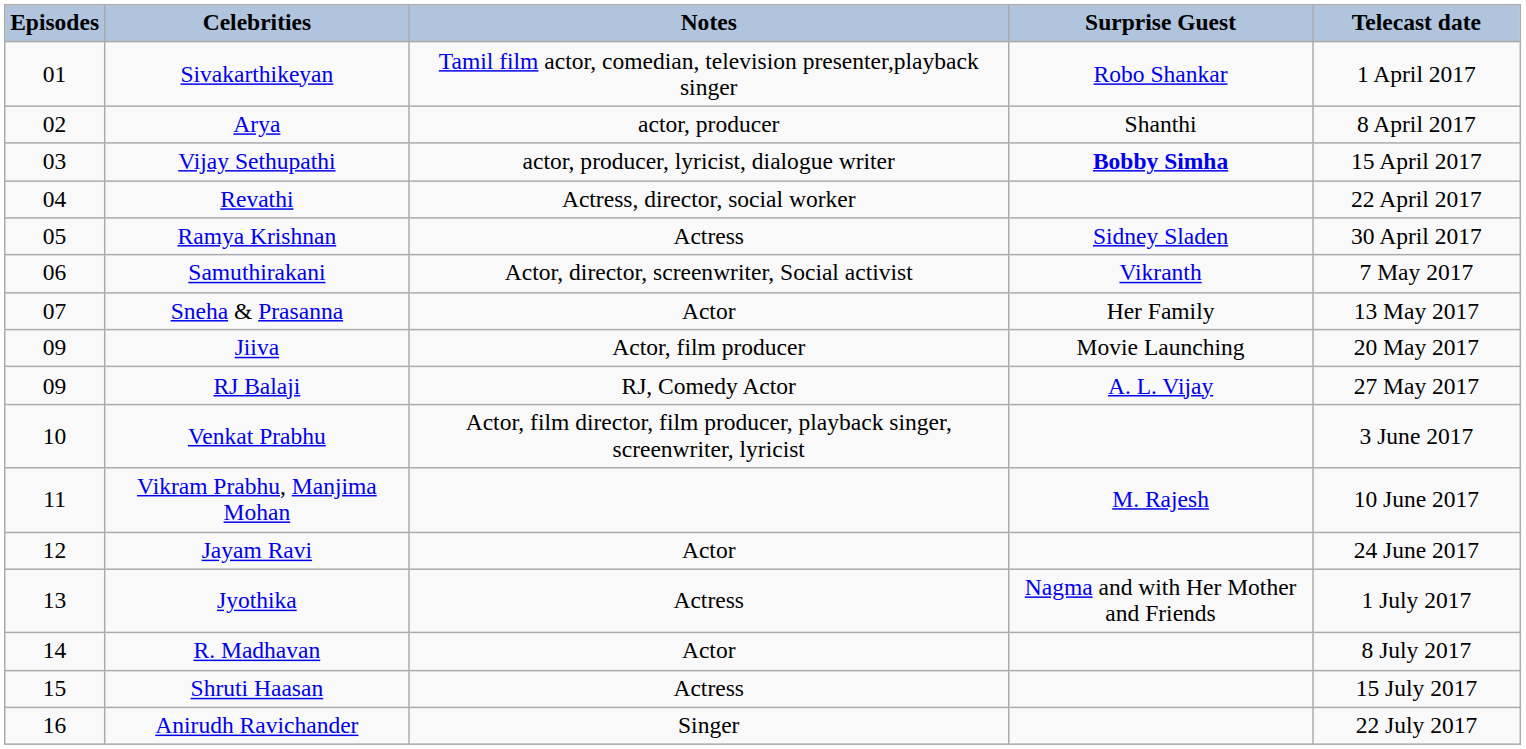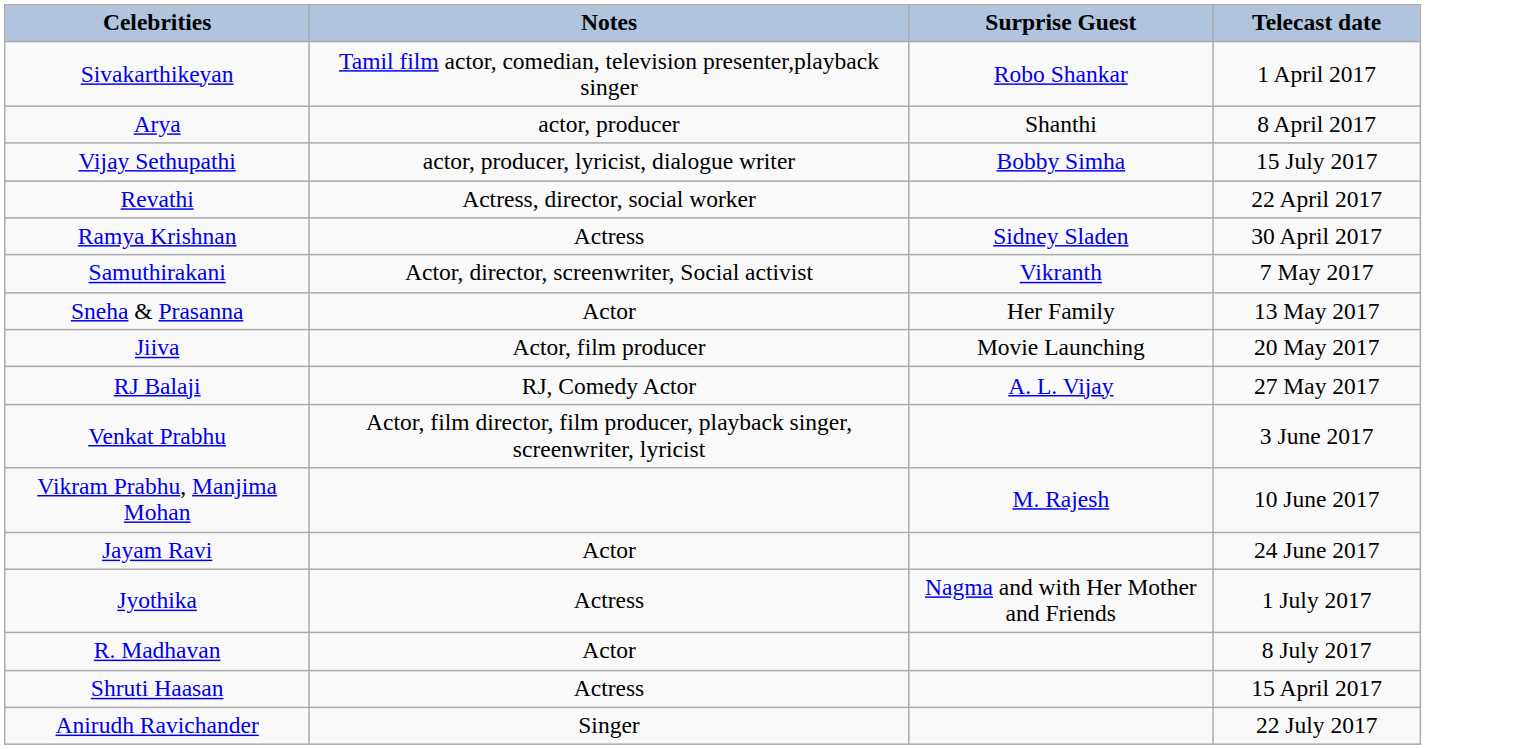- column: (55, 23)
(1161, 161) bold -> (1061, 161) normal
(1416, 161) 15 April 2017 -> (1317, 161) 15 July 2017
(1416, 688) 15 July 2017 -> (1317, 688) 15 April 2017
